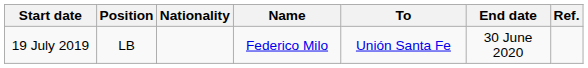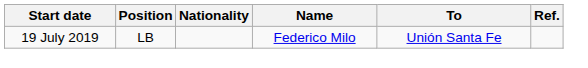- column: (508, 16)
